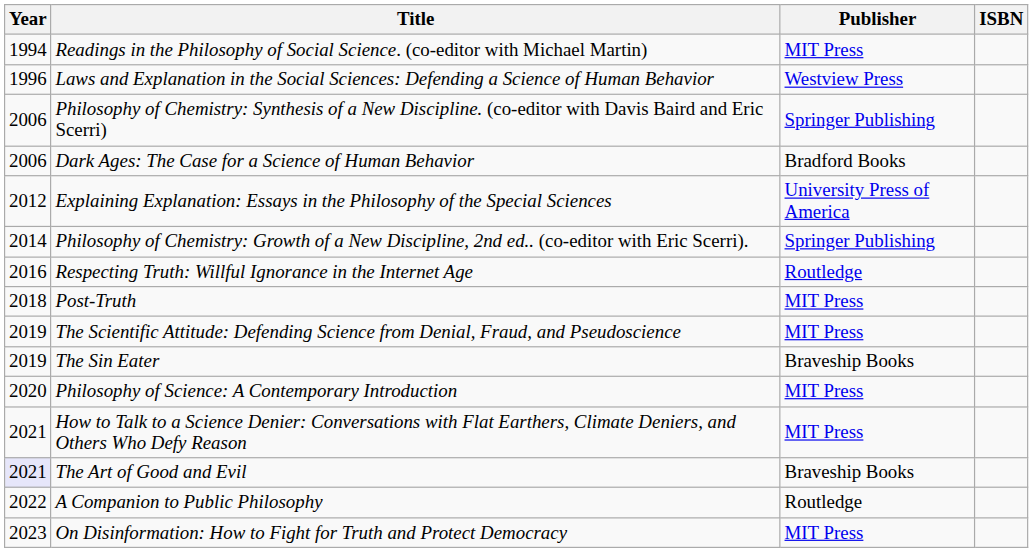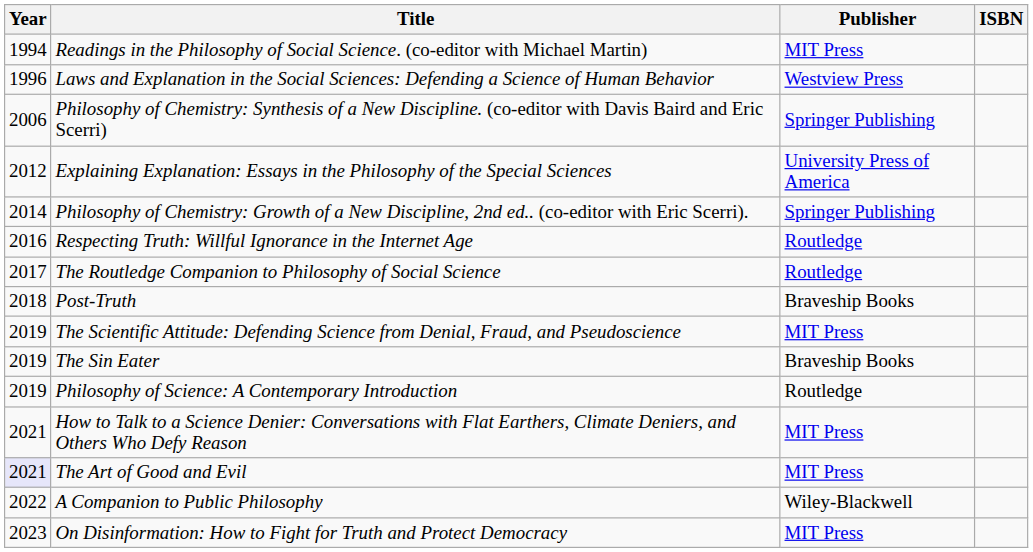- row: (265, 160)
+ row: (278, 271)
(824, 301) MIT Press -> (849, 301) Braveship Books
(28, 391) 2020 -> (28, 391) 2019
(824, 391) MIT Press -> (823, 391) Routledge
(849, 472) Braveship Books -> (824, 472) MIT Press
(823, 502) Routledge -> (849, 502) Wiley-Blackwell
